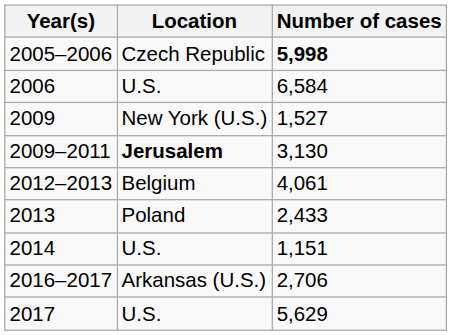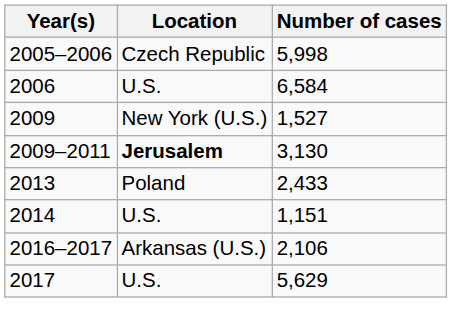(302, 53) bold -> (302, 53) normal
- row: (61, 183)
(302, 281) 2,706 -> (302, 248) 2,106
